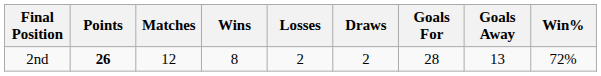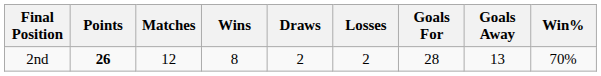columns swapped: (366, 25) <-> (300, 25)
(563, 59) 72% -> (563, 59) 70%
